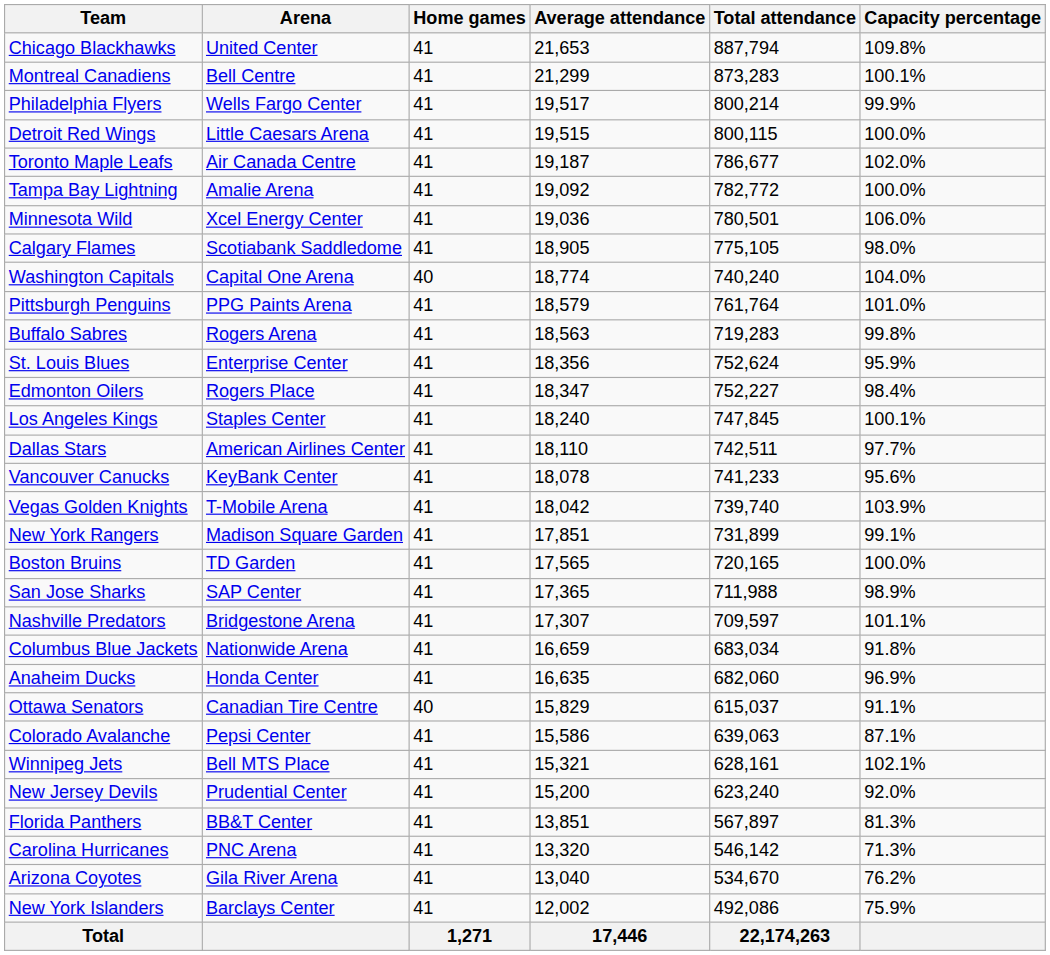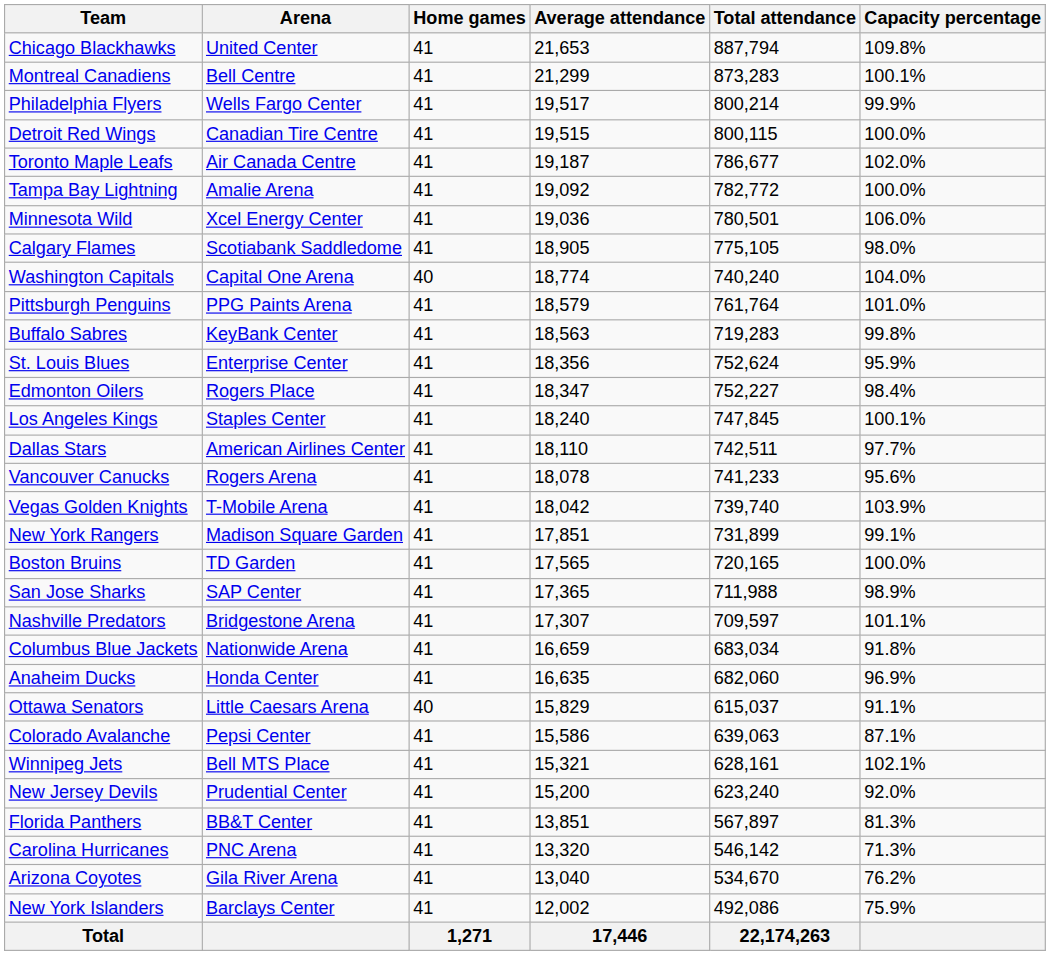(287, 133) Little Caesars Arena -> (292, 133) Canadian Tire Centre
(261, 334) Rogers Arena -> (272, 334) KeyBank Center
(272, 477) KeyBank Center -> (261, 477) Rogers Arena
(292, 707) Canadian Tire Centre -> (287, 707) Little Caesars Arena
